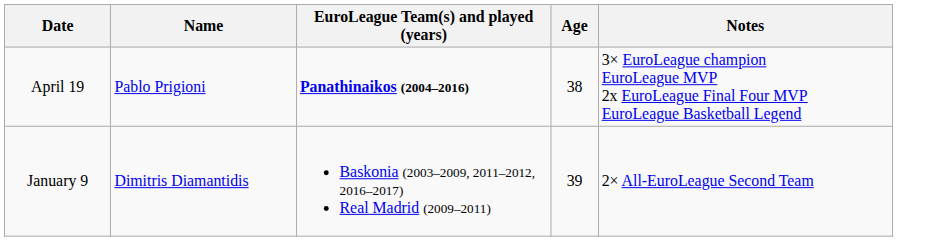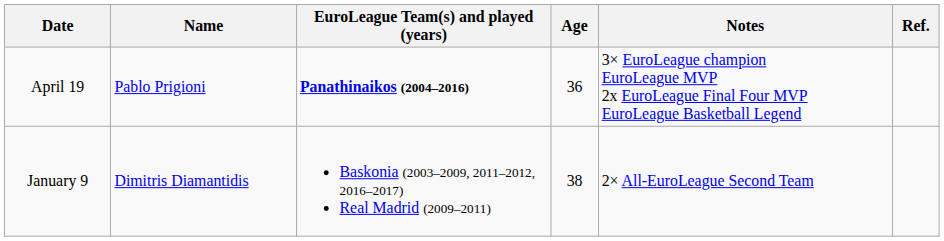+ column: (916, 25)
(575, 86) 38 -> (575, 86) 36
(575, 181) 39 -> (575, 181) 38
